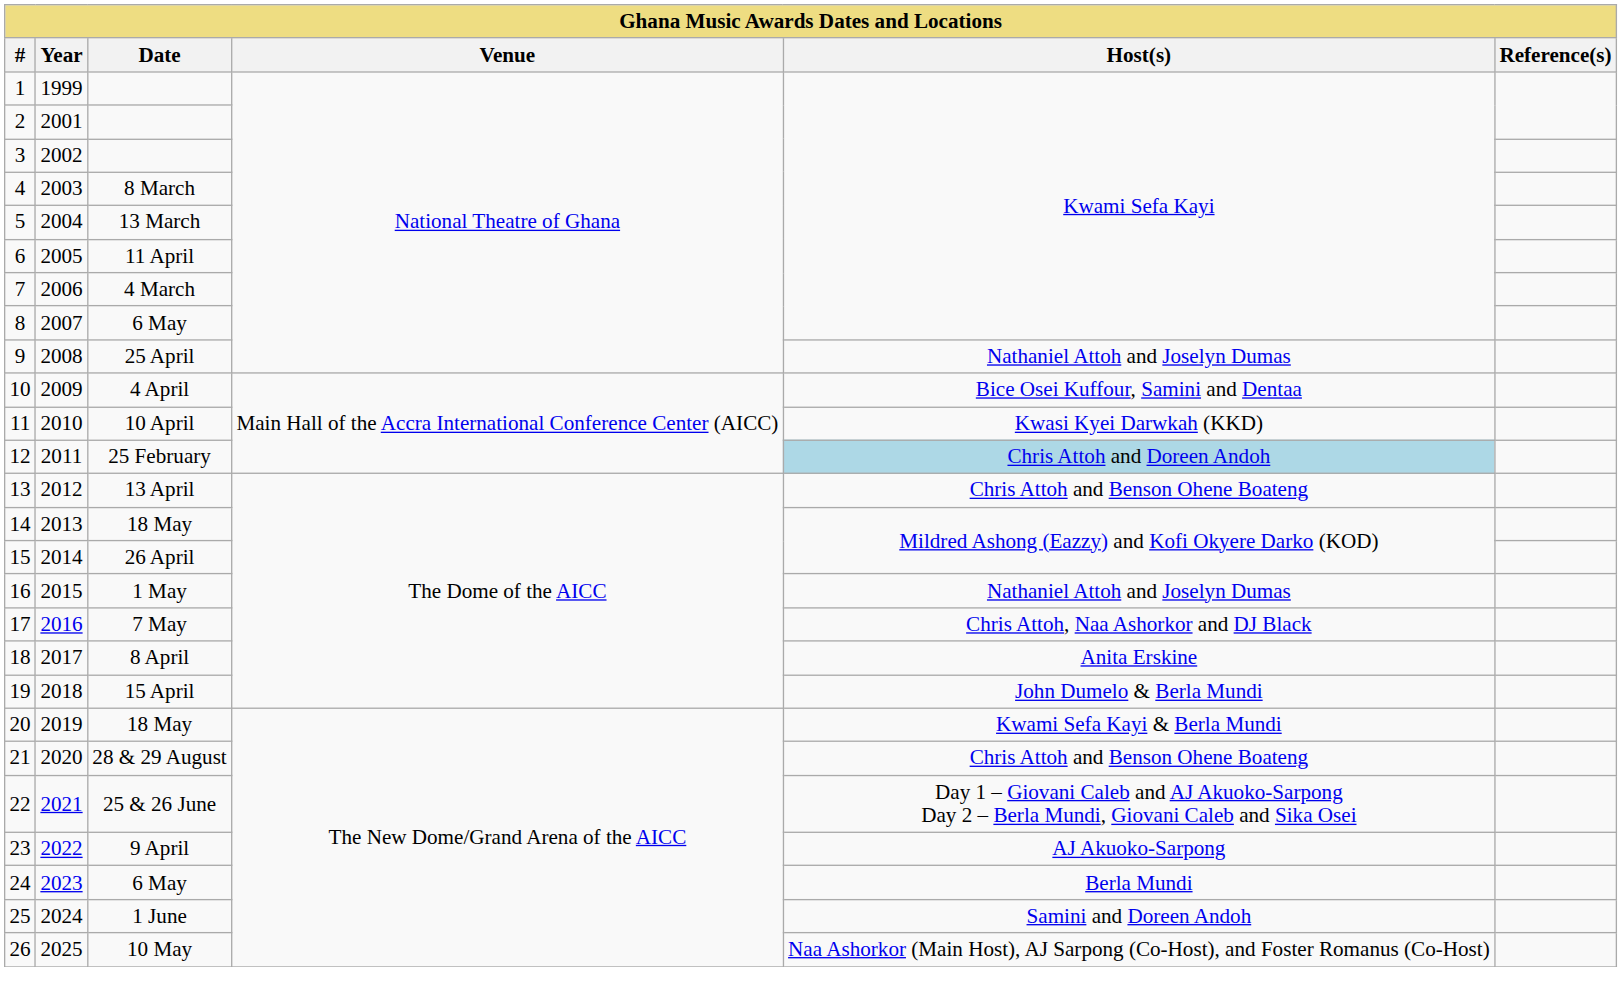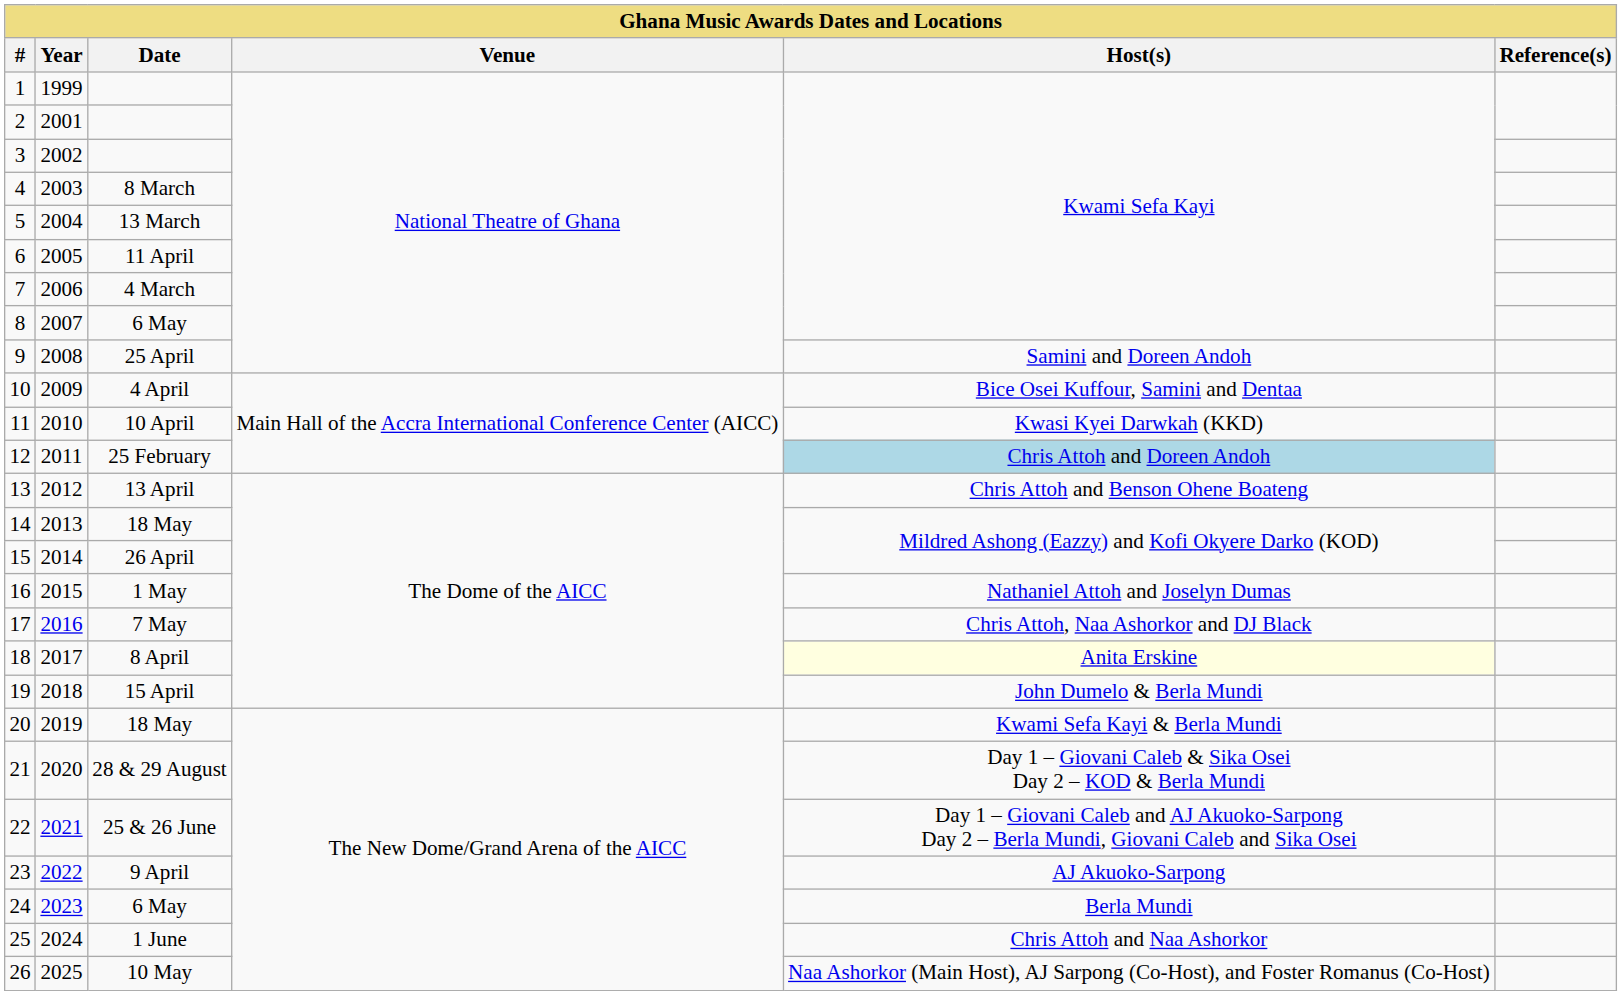(1139, 356) Nathaniel Attoh and Joselyn Dumas -> (1139, 356) Samini and Doreen Andoh
(1139, 657) no background -> (1139, 657) lightyellow background
(1139, 758) Chris Attoh and Benson Ohene Boateng -> (1139, 770) Day 1 – Giovani Caleb & Sika Osei Day 2 – KOD & Berla Mundi
(1139, 915) Samini and Doreen Andoh -> (1139, 939) Chris Attoh and Naa Ashorkor
